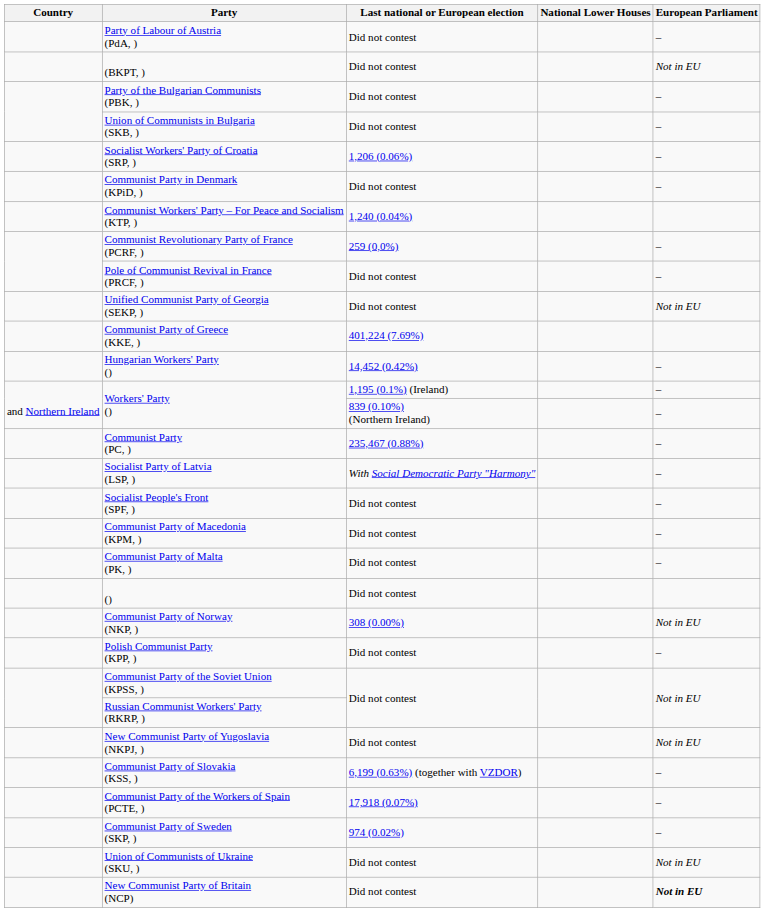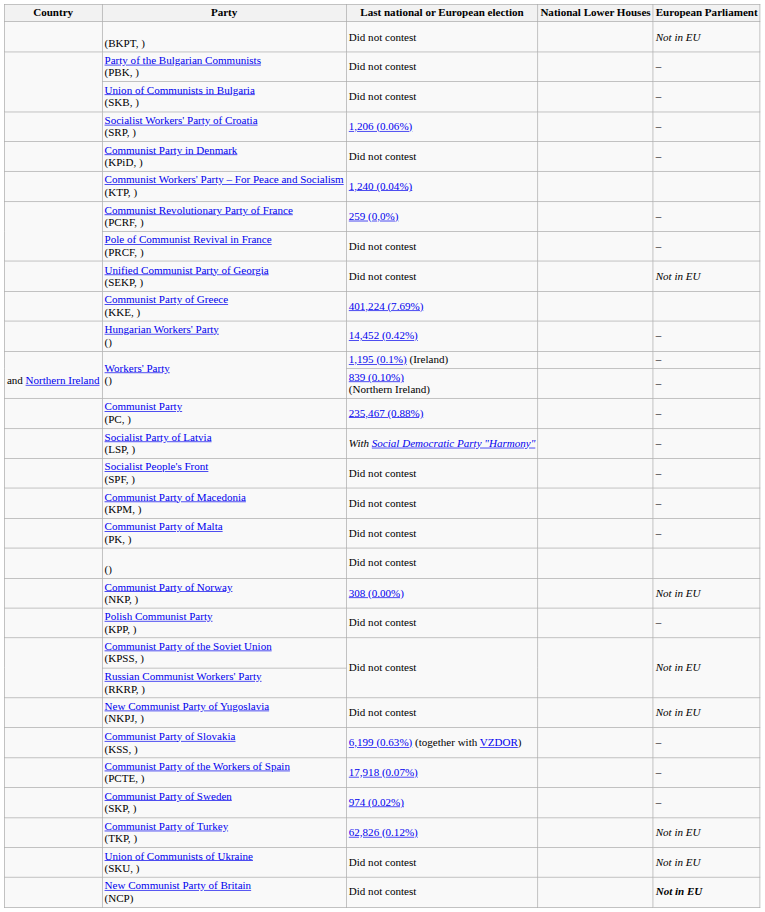- row: (163, 36)
+ row: (166, 832)
